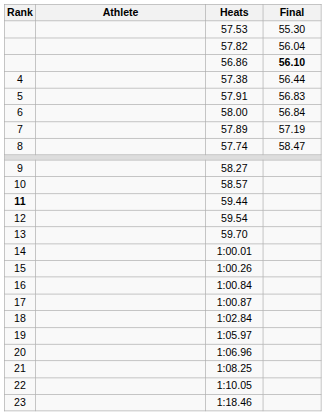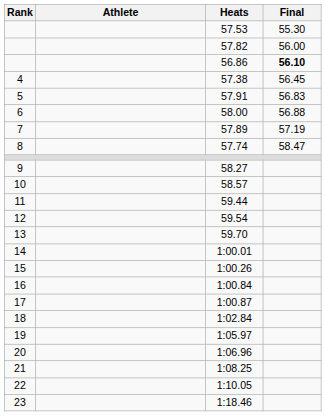(292, 46) 56.04 -> (292, 46) 56.00
(292, 79) 56.44 -> (292, 79) 56.45
(292, 113) 56.84 -> (292, 113) 56.88
(20, 201) bold -> (20, 201) normal
